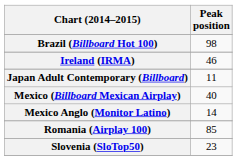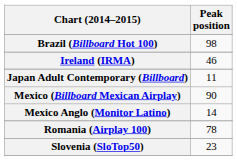(211, 95) 40 -> (211, 95) 90
(211, 129) 85 -> (211, 129) 78
